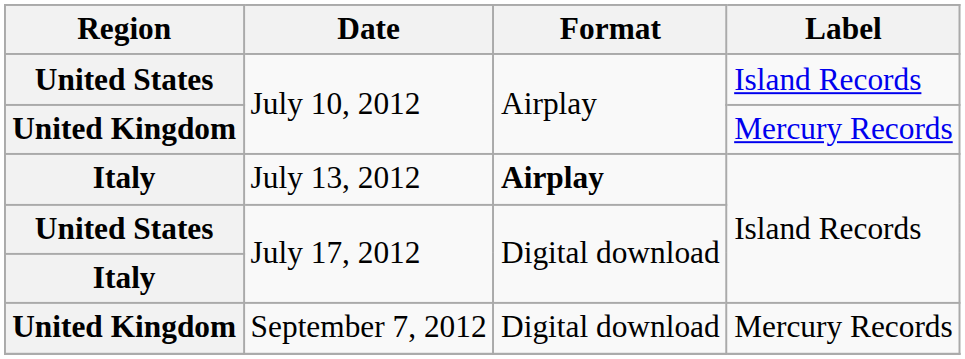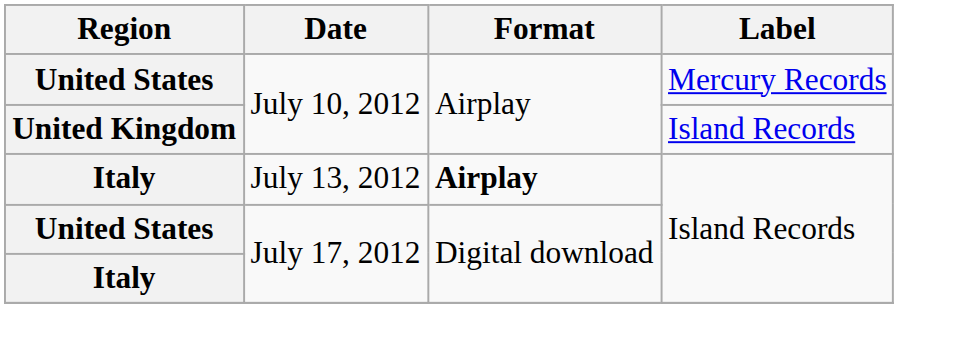(828, 79) Island Records -> (777, 79) Mercury Records
(843, 128) Mercury Records -> (762, 128) Island Records
- row: (124, 327)
